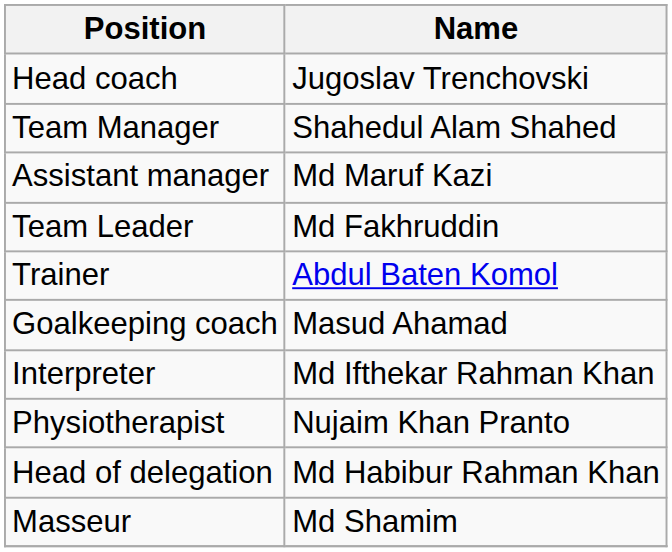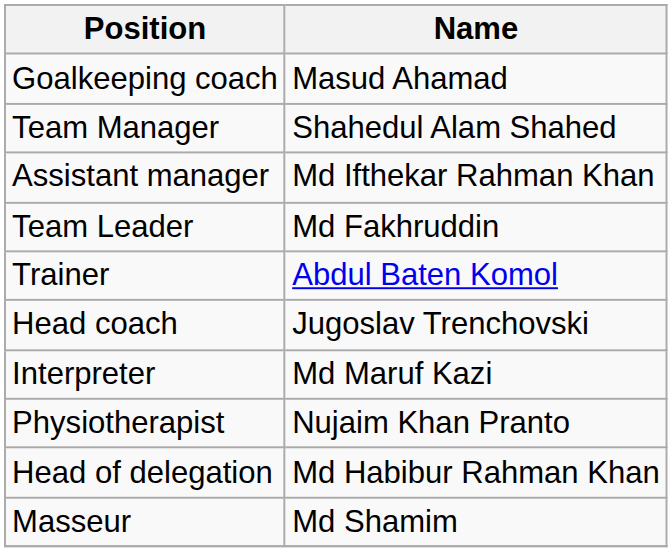rows swapped: (95, 78) <-> (145, 324)
(392, 176) Md Maruf Kazi -> (473, 176) Md Ifthekar Rahman Khan
(473, 373) Md Ifthekar Rahman Khan -> (392, 373) Md Maruf Kazi
